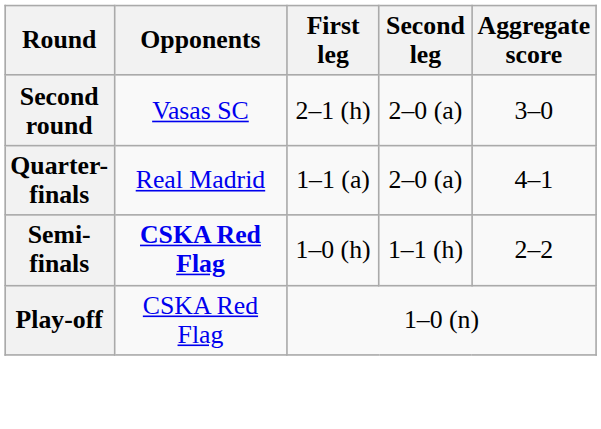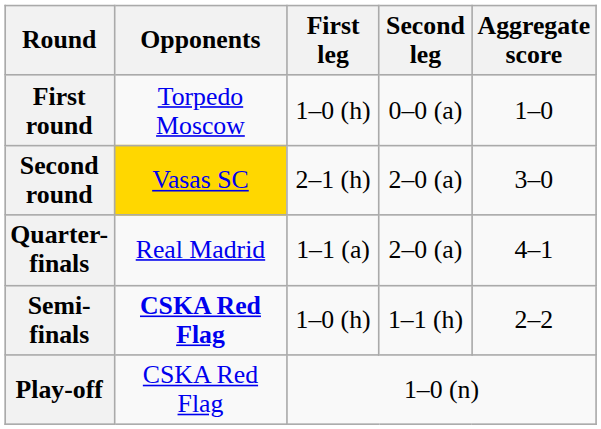+ row: (59, 110)
(200, 110) no background -> (200, 179) gold background
